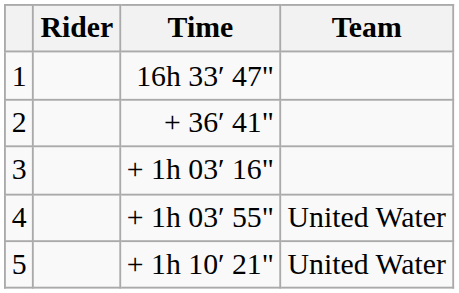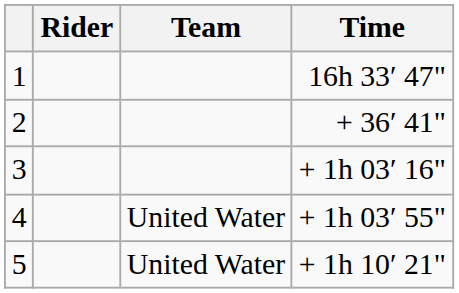columns swapped: (367, 28) <-> (200, 28)
